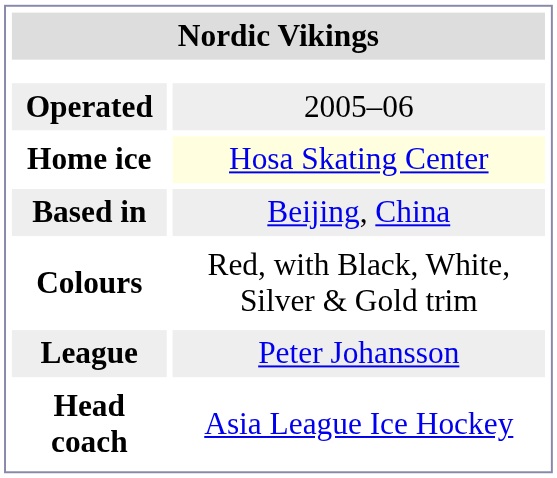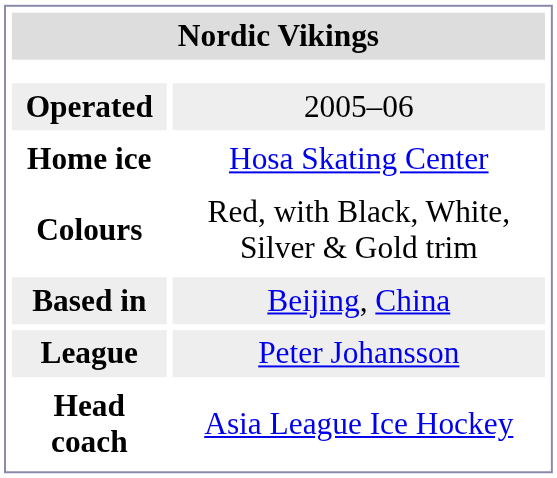(359, 159) lightyellow background -> (359, 159) no background
rows swapped: (89, 212) <-> (89, 282)
